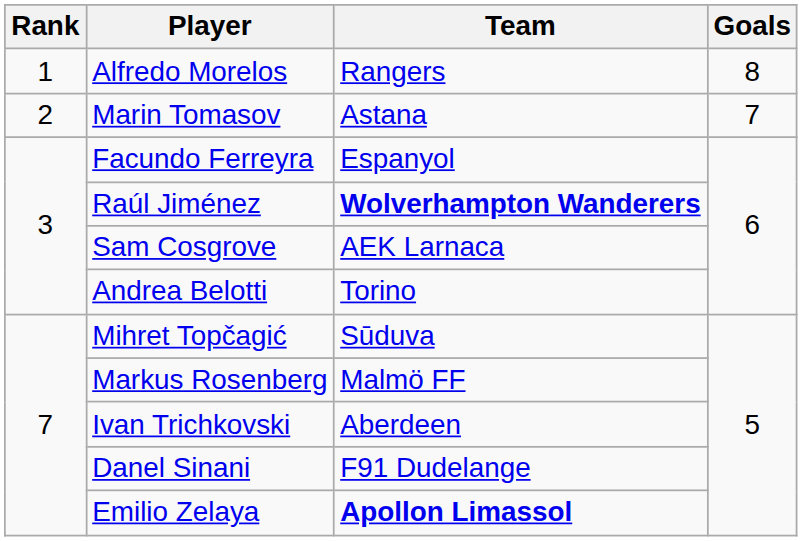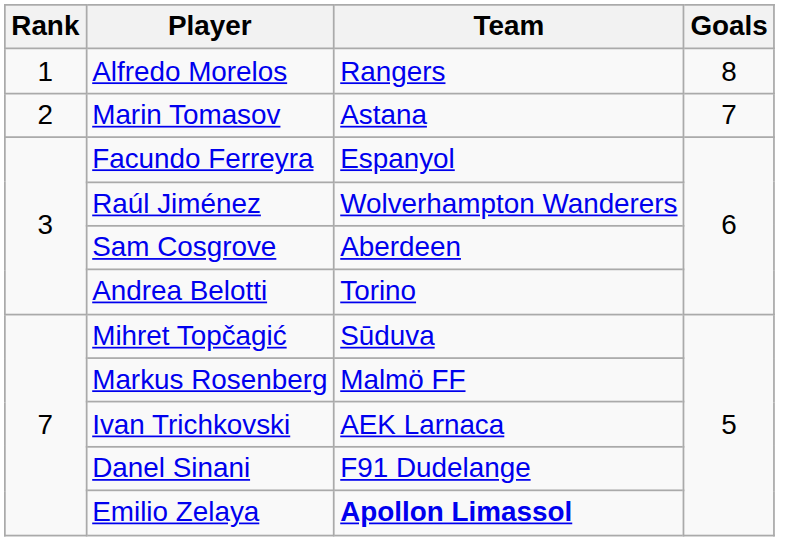(520, 203) bold -> (509, 203) normal
(422, 247) AEK Larnaca -> (401, 247) Aberdeen
(401, 423) Aberdeen -> (422, 423) AEK Larnaca
